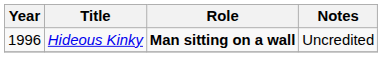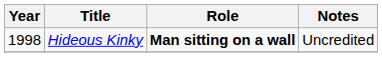(24, 39) 1996 -> (24, 39) 1998
